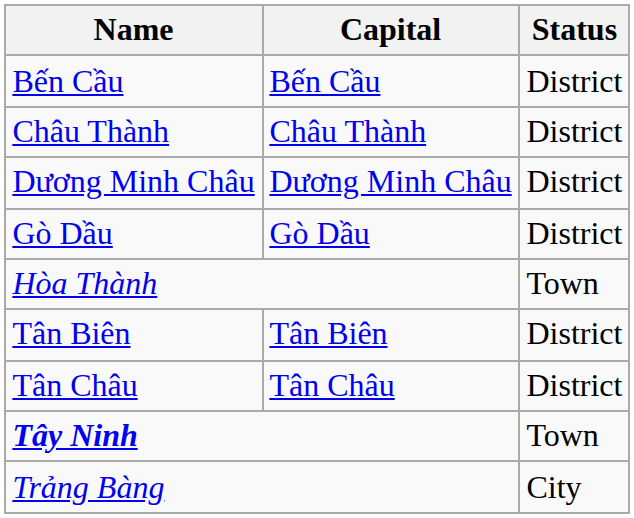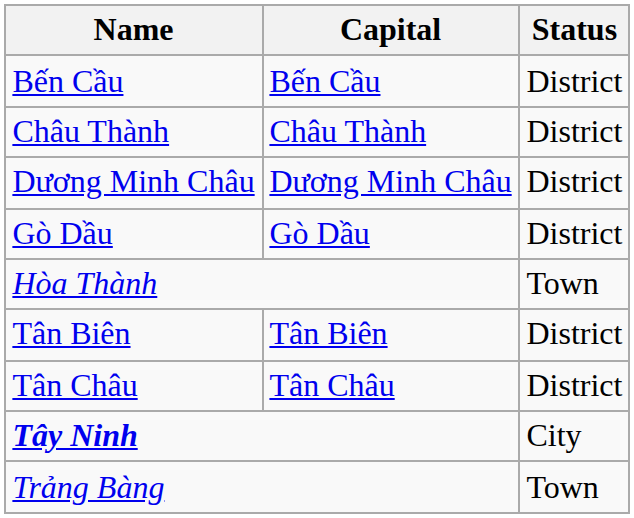(563, 435) Town -> (554, 435) City
(554, 486) City -> (563, 486) Town
